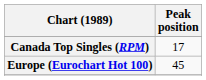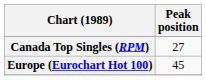(178, 46) 17 -> (178, 46) 27
